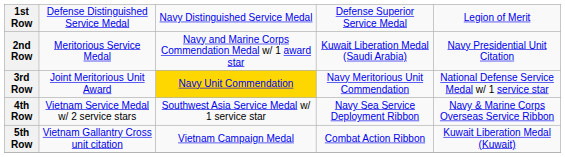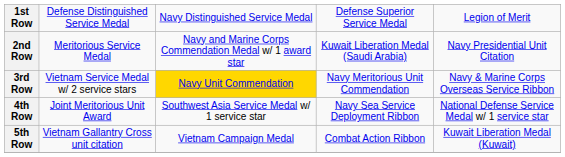(97, 84) Joint Meritorious Unit Award -> (97, 84) Vietnam Service Medal w/ 2 service stars
(497, 84) National Defense Service Medal w/ 1 service star -> (497, 84) Navy & Marine Corps Overseas Service Ribbon
(97, 111) Vietnam Service Medal w/ 2 service stars -> (97, 111) Joint Meritorious Unit Award
(497, 111) Navy & Marine Corps Overseas Service Ribbon -> (497, 111) National Defense Service Medal w/ 1 service star
